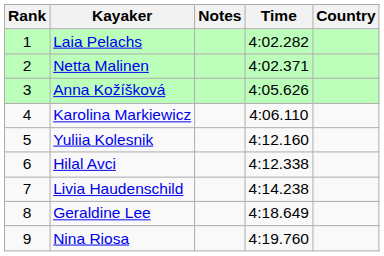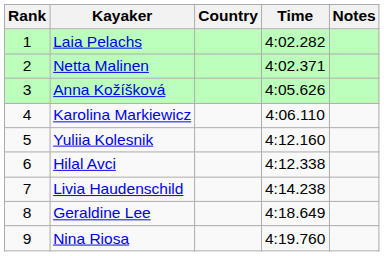columns swapped: (346, 16) <-> (220, 16)
